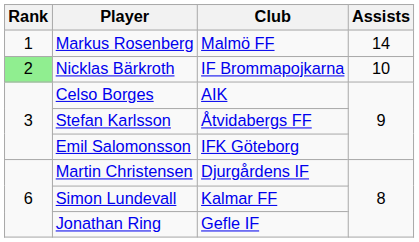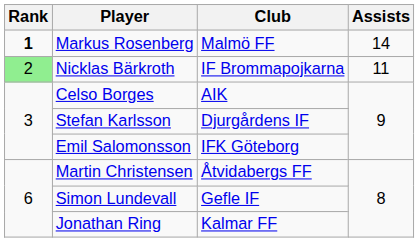(28, 43) normal -> (28, 43) bold
(381, 69) 10 -> (381, 69) 11
(256, 120) Åtvidabergs FF -> (255, 120) Djurgårdens IF
(255, 172) Djurgårdens IF -> (256, 172) Åtvidabergs FF
(239, 198) Kalmar FF -> (230, 198) Gefle IF
(230, 224) Gefle IF -> (239, 224) Kalmar FF
